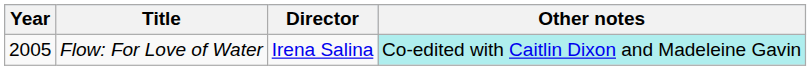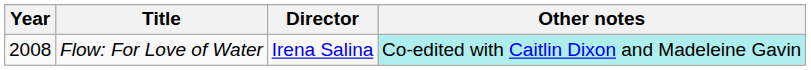(30, 49) 2005 -> (30, 49) 2008
